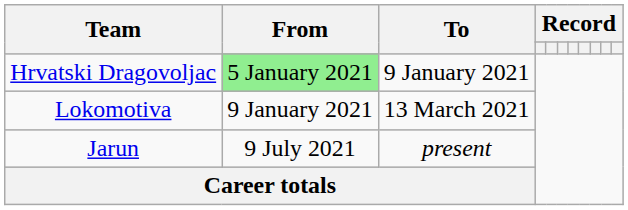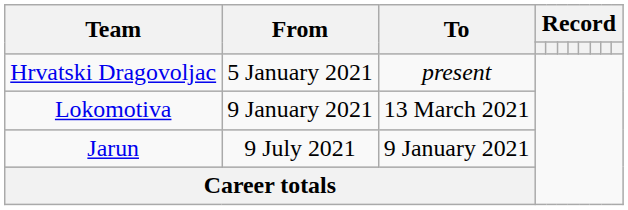(300, 72) lightgreen background -> (300, 72) no background
(457, 72) 9 January 2021 -> (457, 72) present
(457, 147) present -> (457, 147) 9 January 2021
